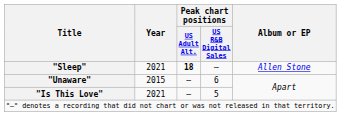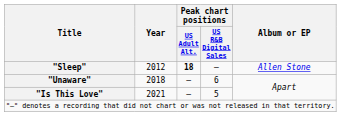(156, 68) 2021 -> (156, 68) 2012
(156, 81) 2015 -> (156, 81) 2018
